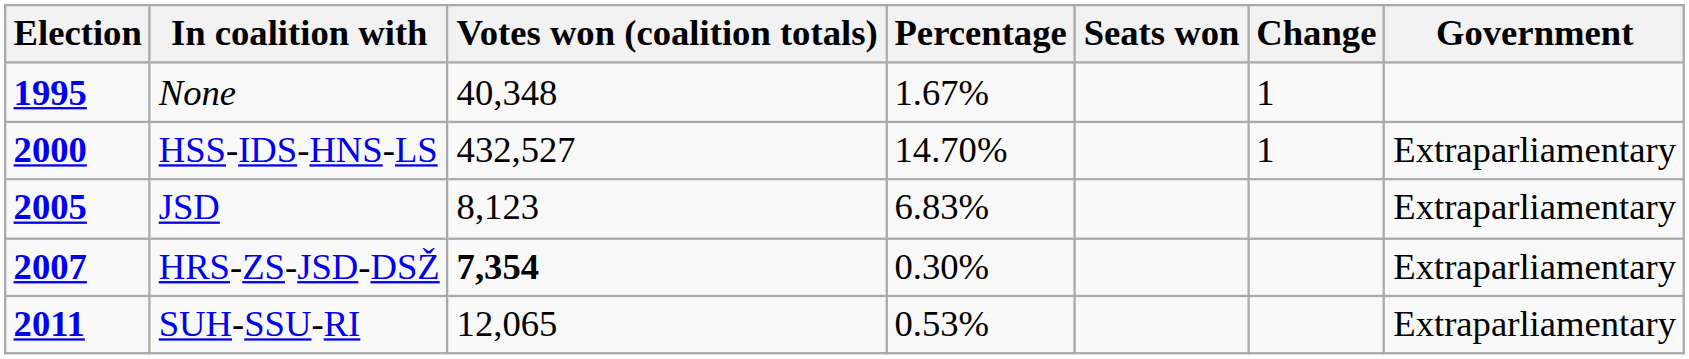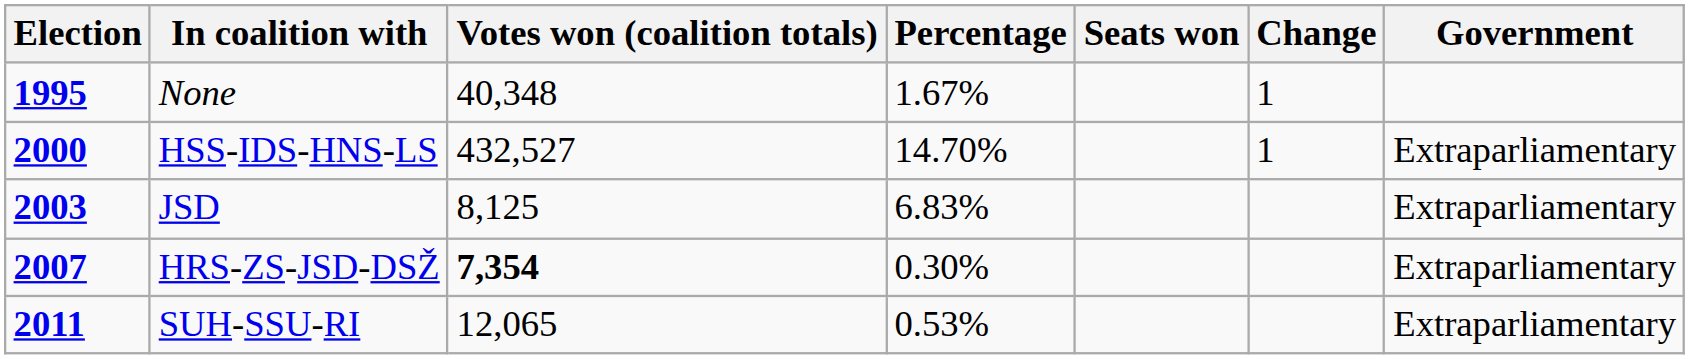(50, 207) 2005 -> (50, 207) 2003
(498, 207) 8,123 -> (498, 207) 8,125
